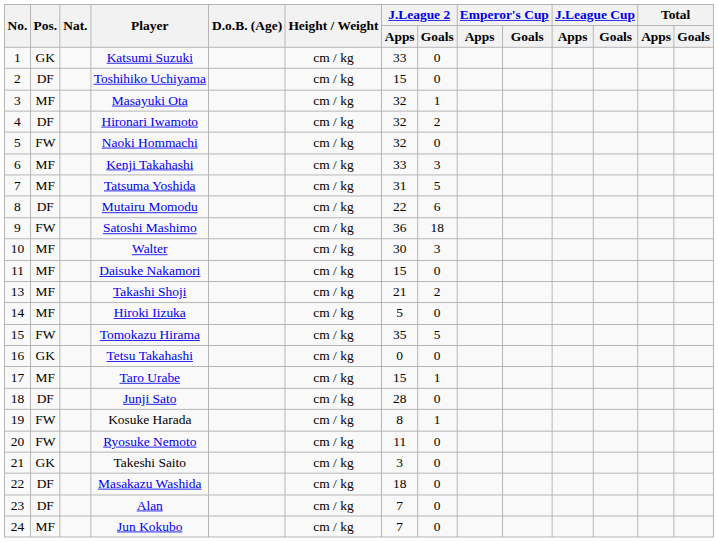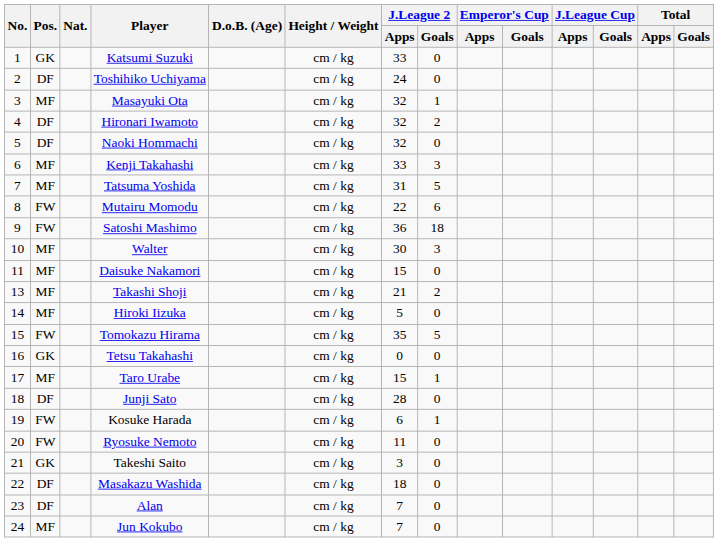(400, 79) 15 -> (400, 79) 24
(45, 143) FW -> (45, 143) DF
(45, 206) DF -> (45, 206) FW
(400, 420) 8 -> (400, 420) 6
